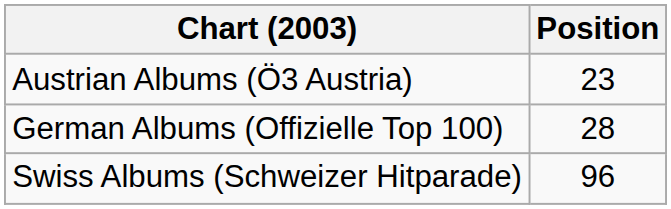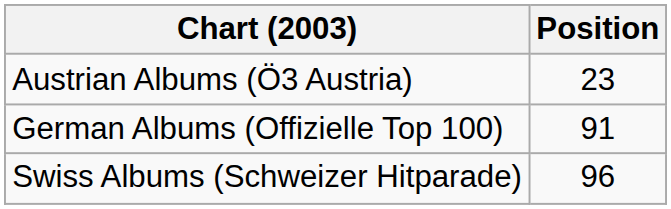(598, 128) 28 -> (598, 128) 91
